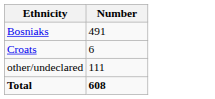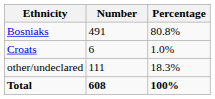+ column: (179, 13)
